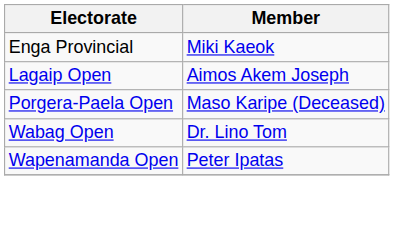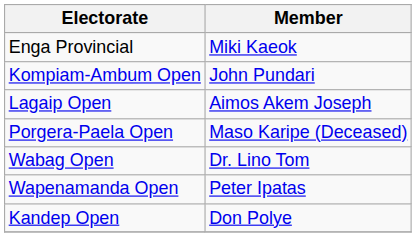+ row: (105, 75)
+ row: (64, 217)
